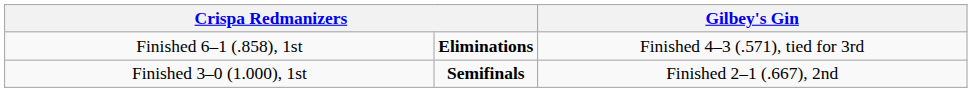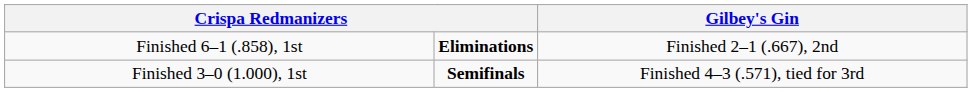(752, 45) Finished 4–3 (.571), tied for 3rd -> (752, 45) Finished 2–1 (.667), 2nd
(752, 73) Finished 2–1 (.667), 2nd -> (752, 73) Finished 4–3 (.571), tied for 3rd
